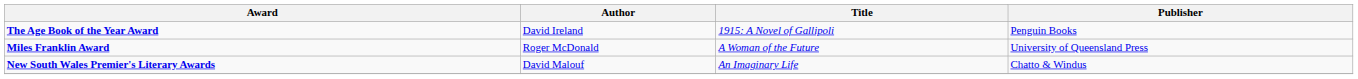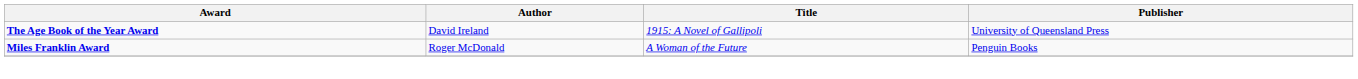(1044, 30) Penguin Books -> (1040, 30) University of Queensland Press
(1079, 47) University of Queensland Press -> (1004, 47) Penguin Books
- row: (111, 64)
